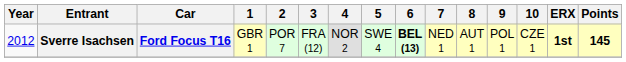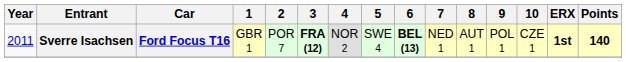(21, 41) 2012 -> (20, 41) 2011
(313, 41) normal -> (313, 41) bold
(600, 41) 145 -> (600, 41) 140
